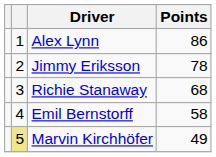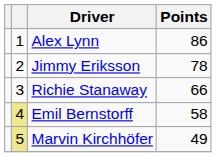(199, 90) 68 -> (199, 90) 66
(20, 114) no background -> (20, 114) khaki background
